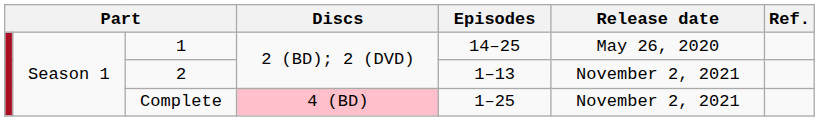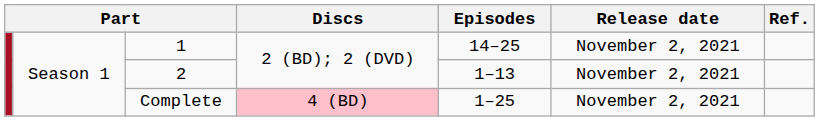(658, 46) May 26, 2020 -> (658, 46) November 2, 2021
